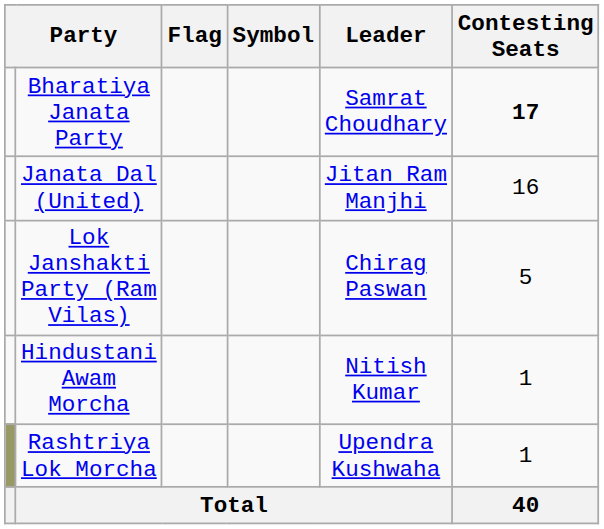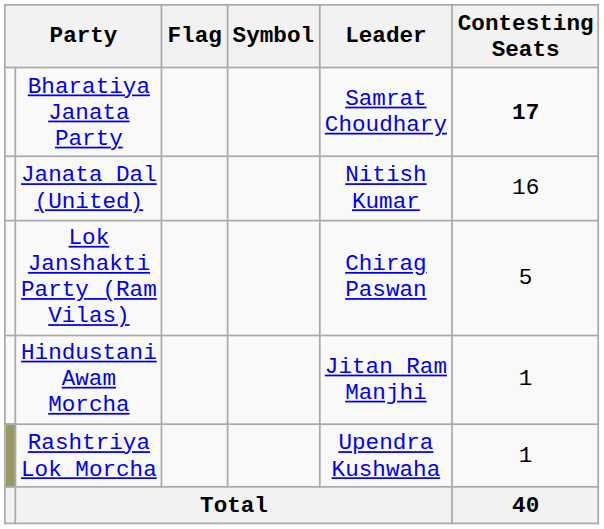(386, 188) Jitan Ram Manjhi -> (386, 188) Nitish Kumar
(386, 380) Nitish Kumar -> (386, 380) Jitan Ram Manjhi
